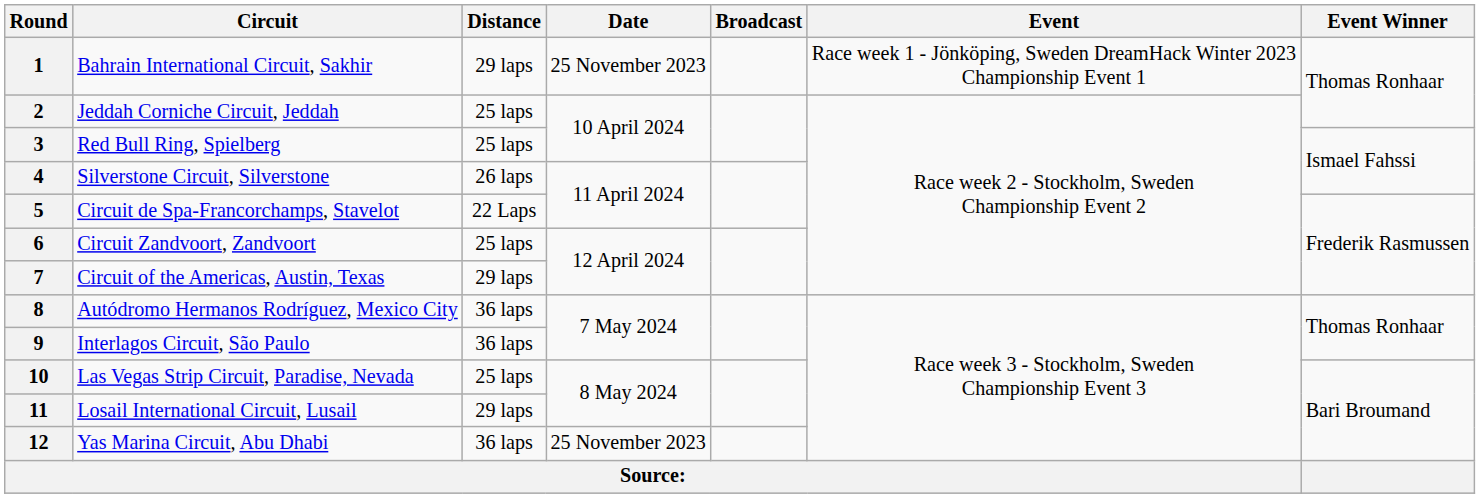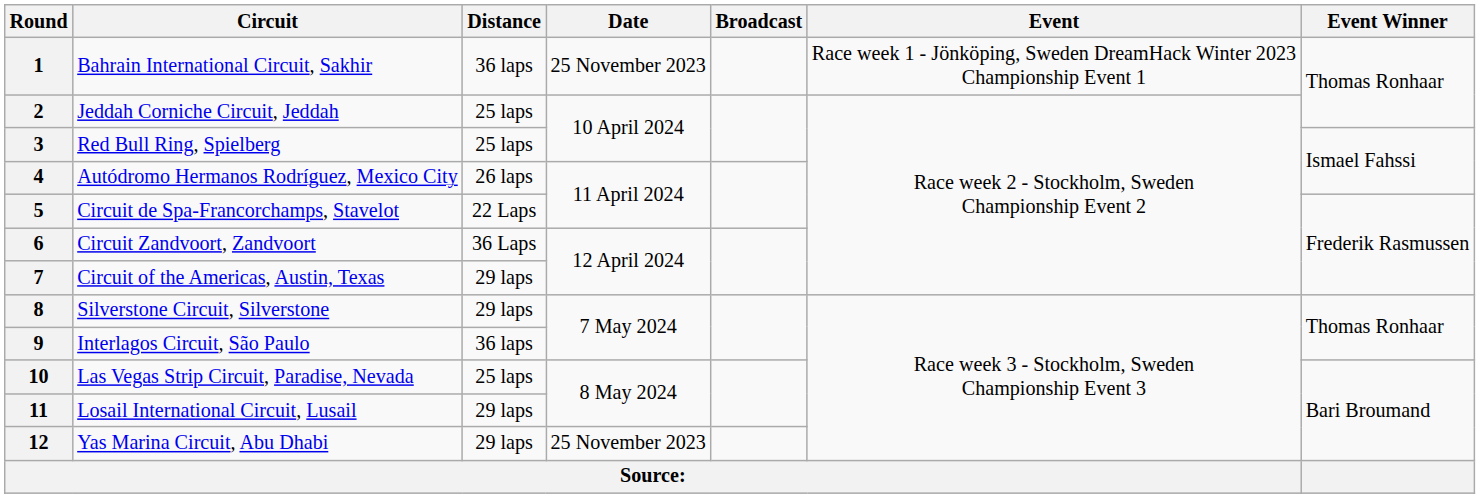(504, 65) 29 laps -> (504, 65) 36 laps
(203, 177) Silverstone Circuit, Silverstone -> (267, 177) Autódromo Hermanos Rodríguez, Mexico City
(504, 243) 25 laps -> (504, 243) 36 Laps
(267, 310) Autódromo Hermanos Rodríguez, Mexico City -> (203, 310) Silverstone Circuit, Silverstone
(504, 310) 36 laps -> (504, 310) 29 laps
(504, 442) 36 laps -> (504, 442) 29 laps
